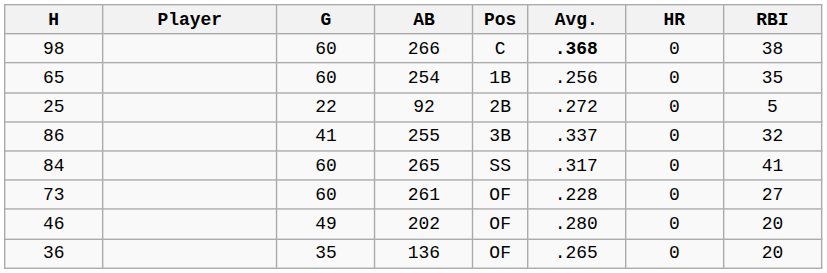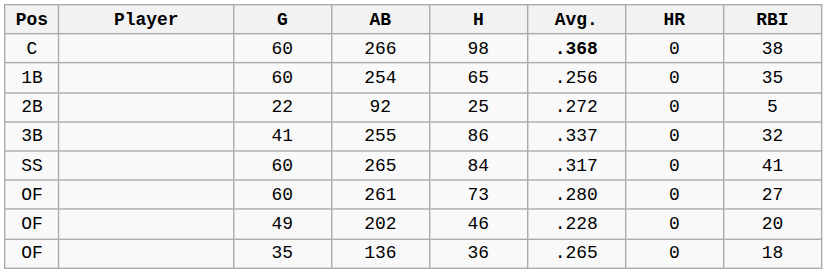columns swapped: (500, 19) <-> (54, 19)
(576, 195) .228 -> (576, 195) .280
(576, 224) .280 -> (576, 224) .228
(772, 253) 20 -> (772, 253) 18
